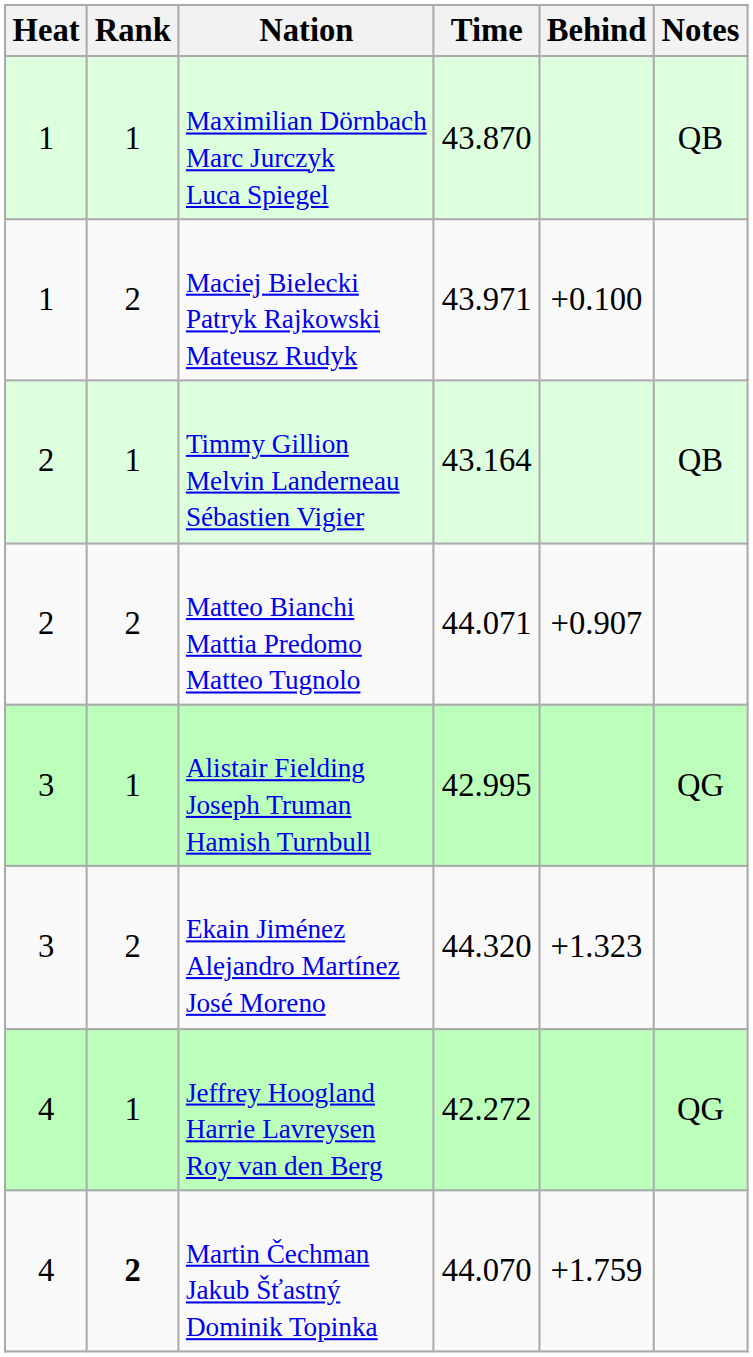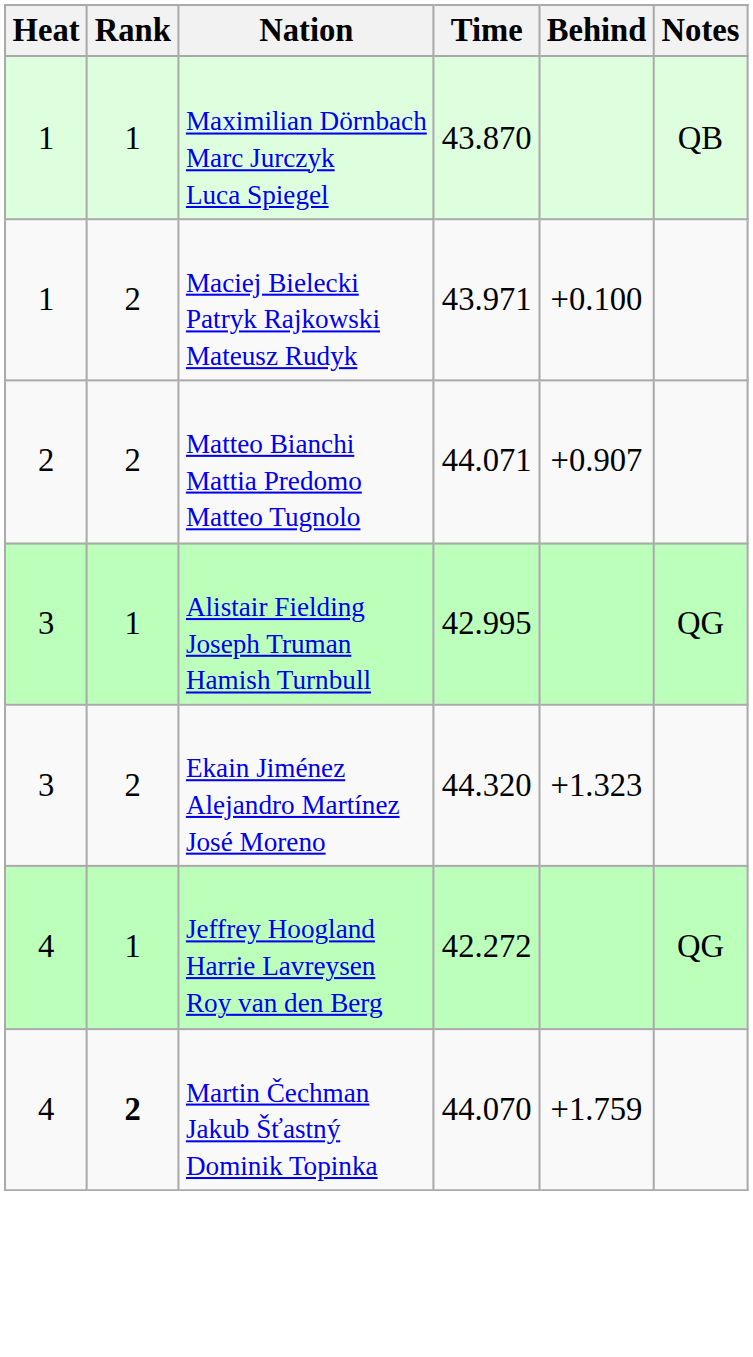- row: (293, 481)
